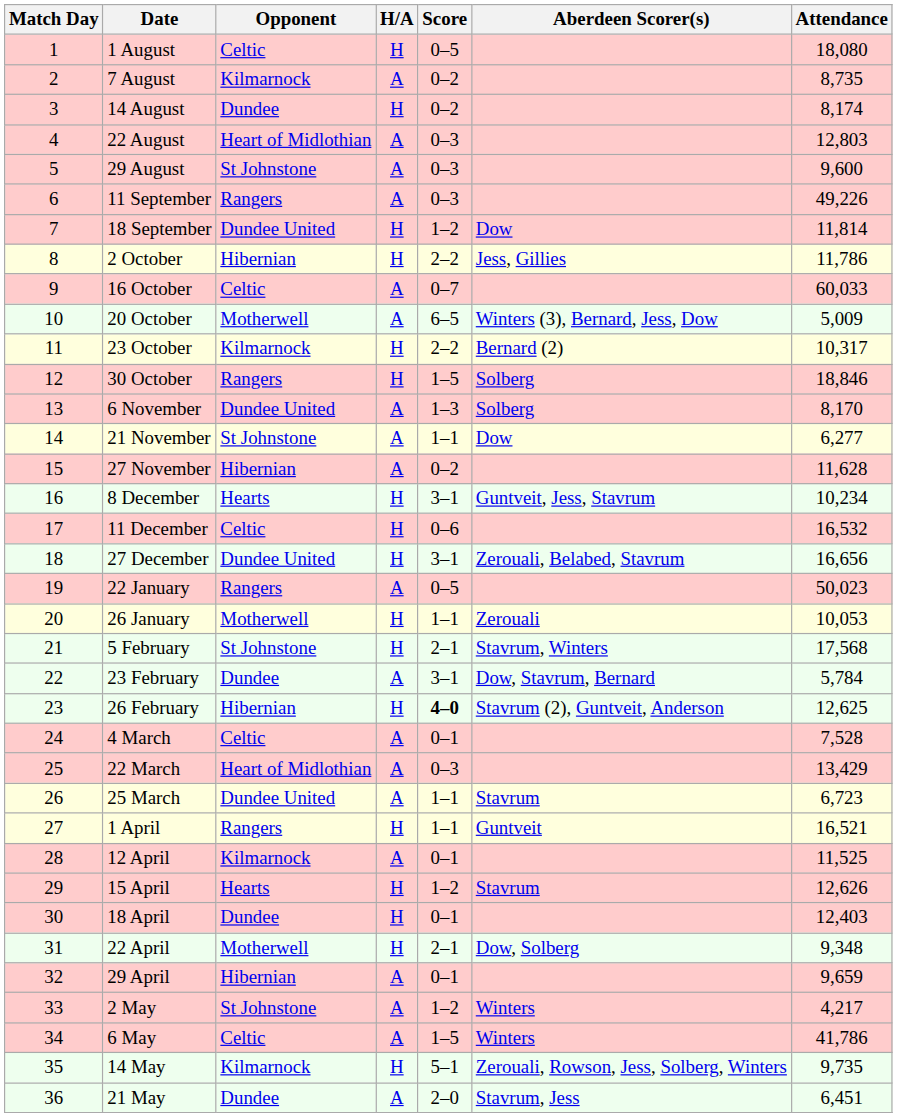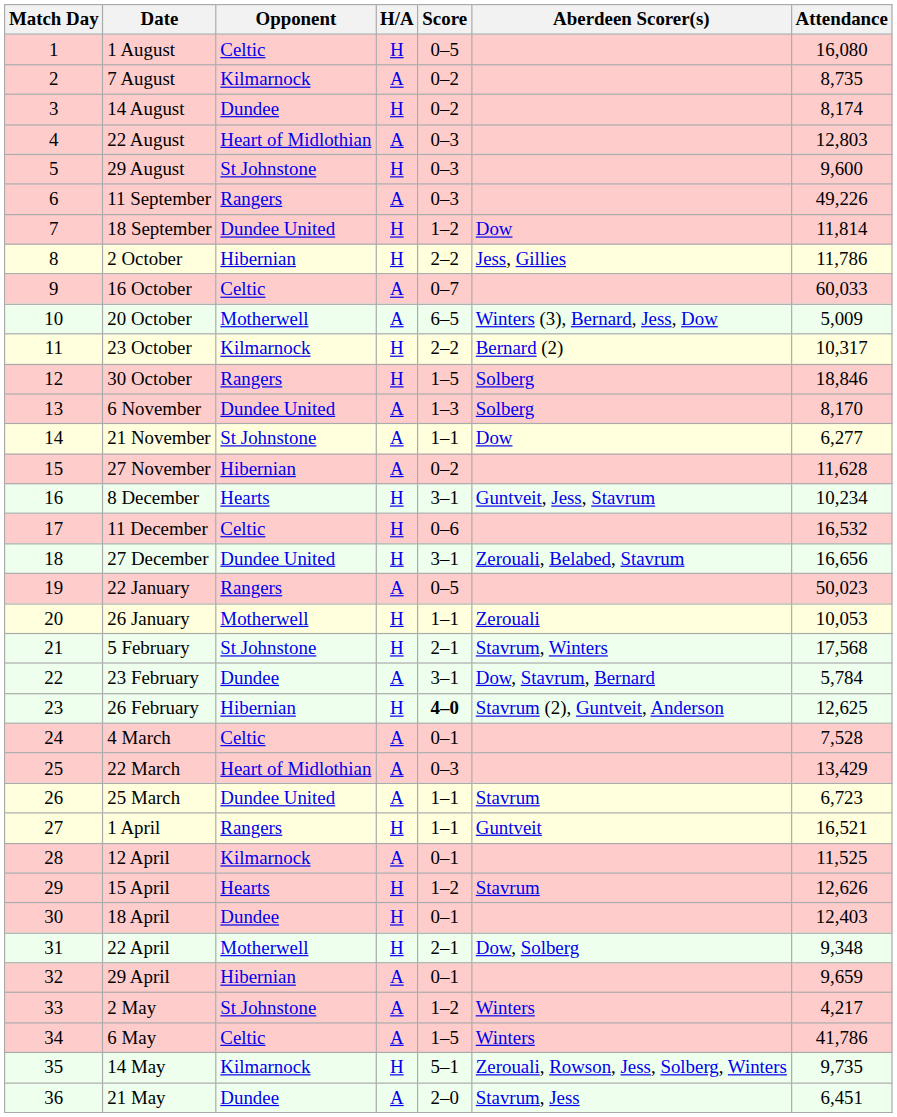(842, 49) 18,080 -> (842, 49) 16,080
(397, 169) A -> (397, 169) H
